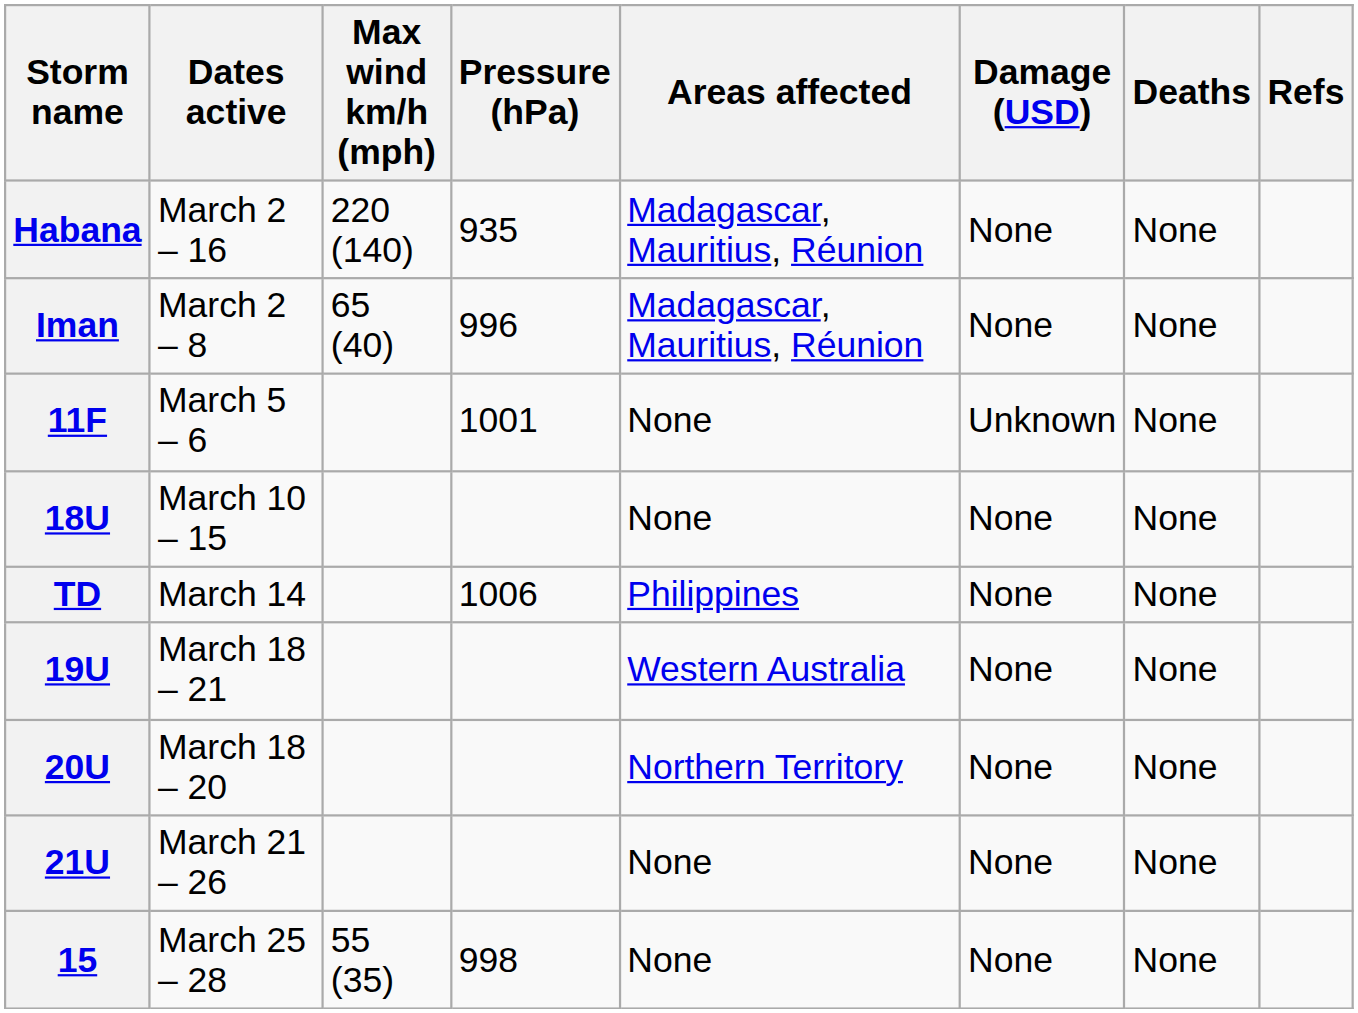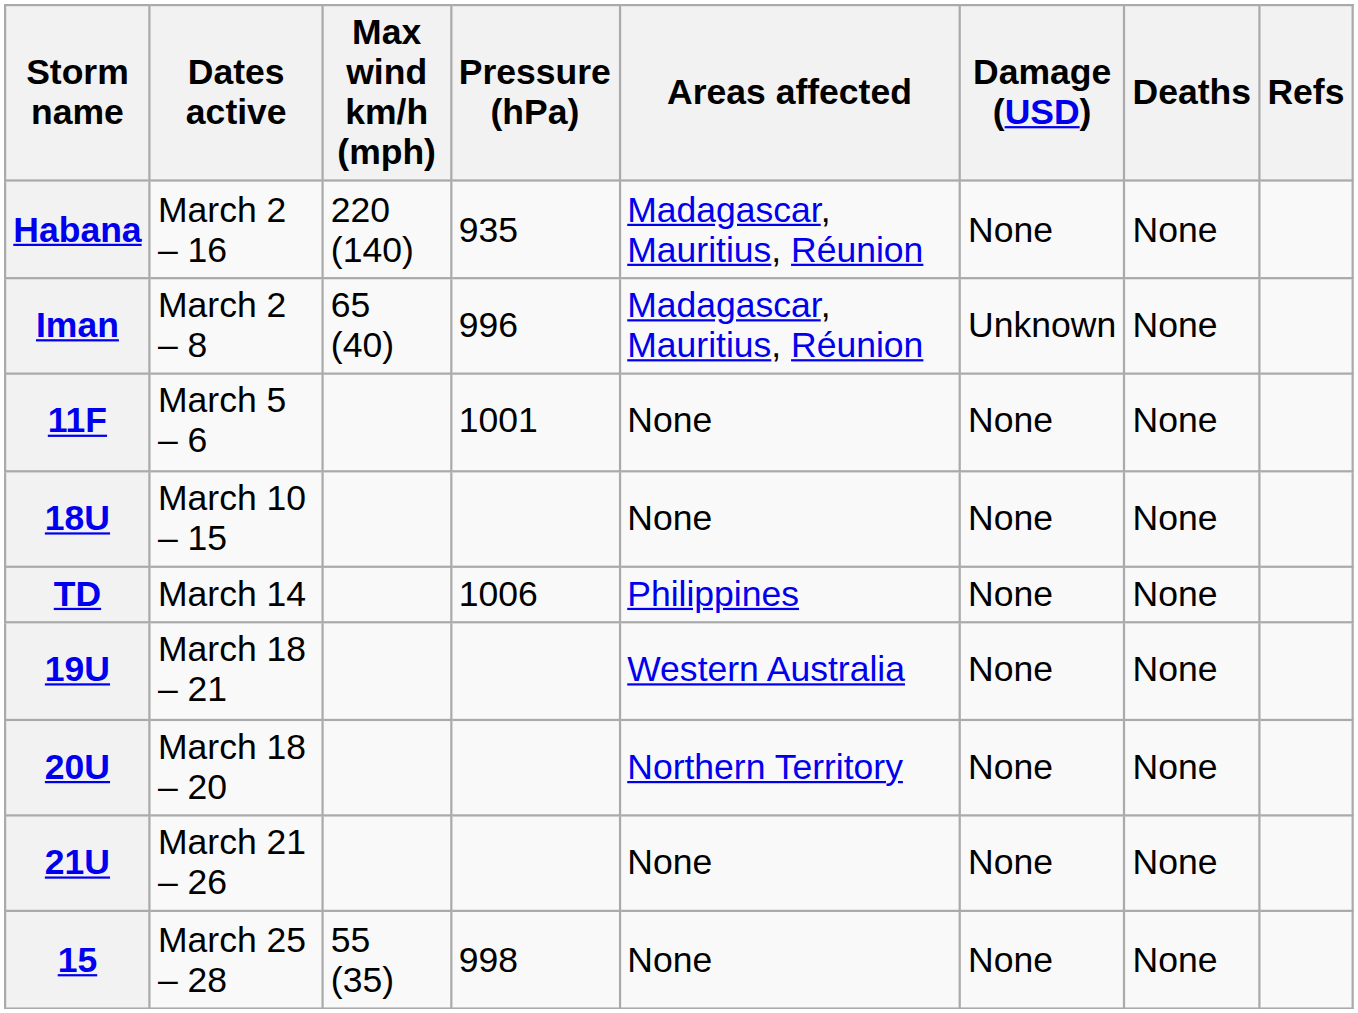(1011, 325) None -> (1042, 325) Unknown
(1042, 421) Unknown -> (1011, 421) None
